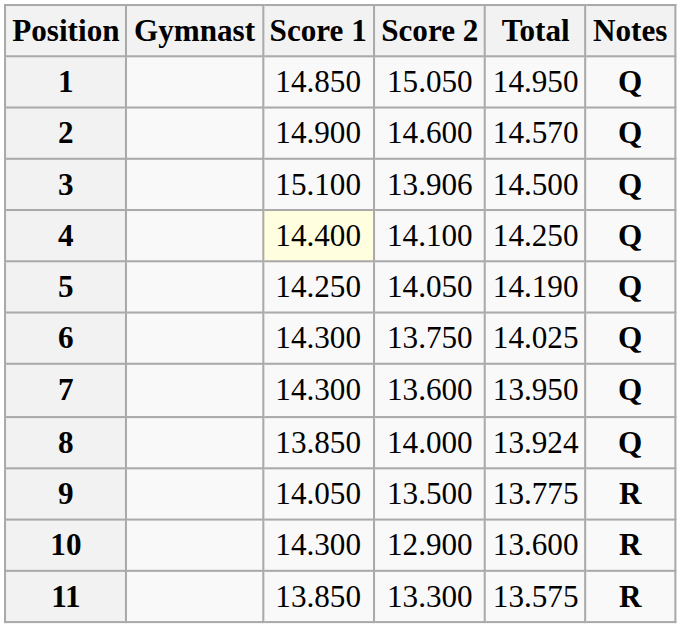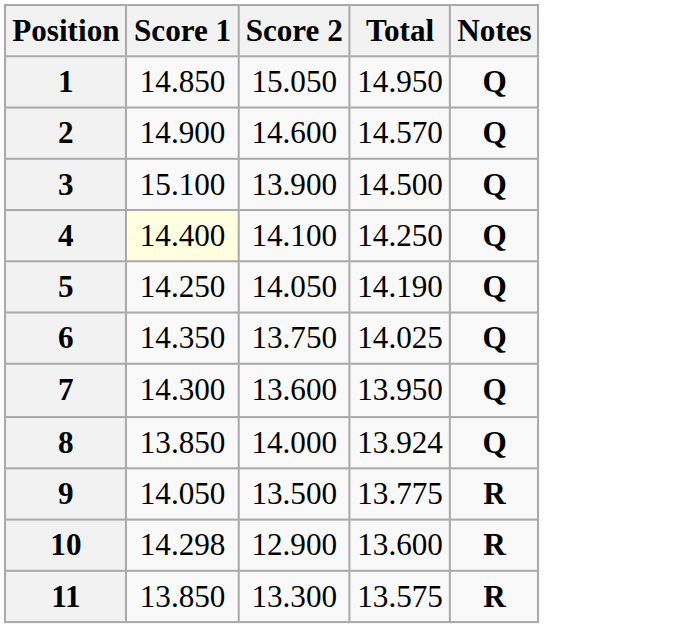- column: (195, 30)
(430, 184) 13.906 -> (294, 184) 13.900
(318, 338) 14.300 -> (183, 338) 14.350
(318, 544) 14.300 -> (183, 544) 14.298
